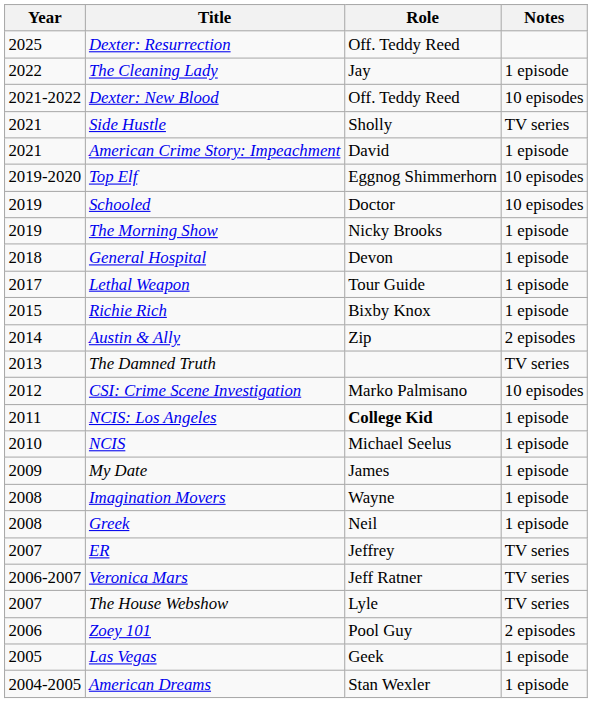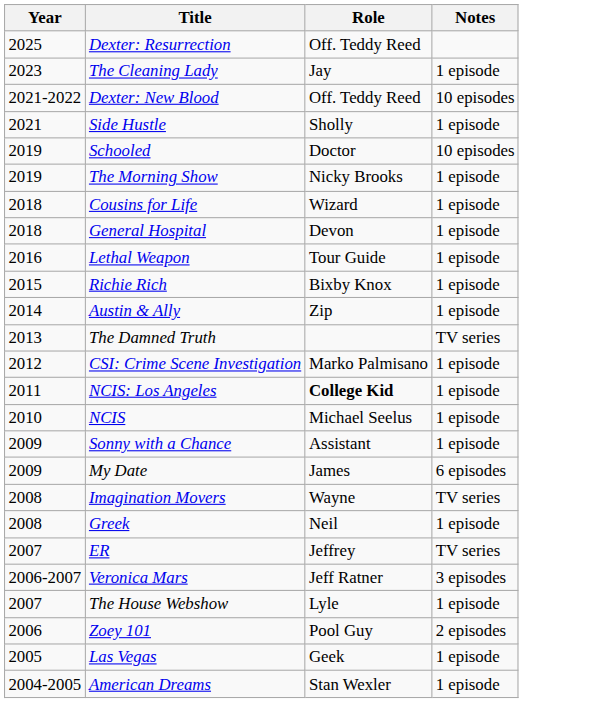(25, 71) 2022 -> (25, 71) 2023
(537, 124) TV series -> (468, 124) 1 episode
- row: (215, 151)
- row: (113, 177)
+ row: (143, 204)
(25, 284) 2017 -> (25, 257) 2016
(540, 337) 2 episodes -> (468, 310) 1 episode
(544, 390) 10 episodes -> (468, 364) 1 episode
+ row: (160, 444)
(537, 470) 1 episode -> (471, 470) 6 episodes
(537, 497) 1 episode -> (468, 497) TV series
(537, 577) TV series -> (471, 577) 3 episodes
(537, 603) TV series -> (468, 603) 1 episode
